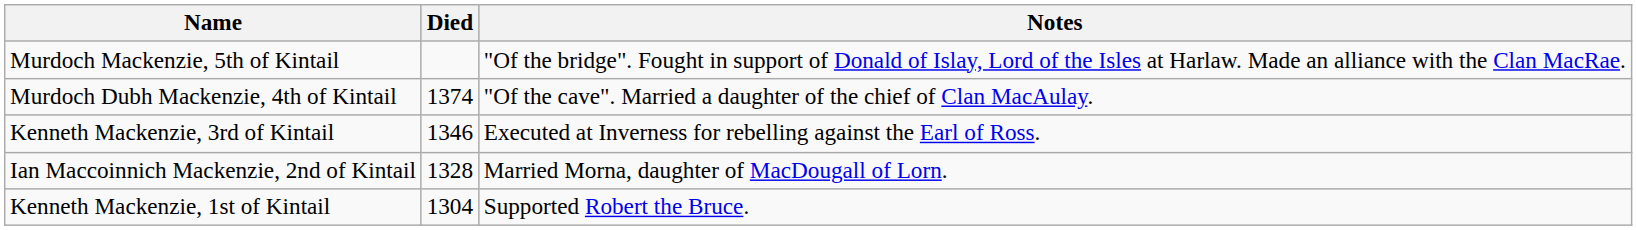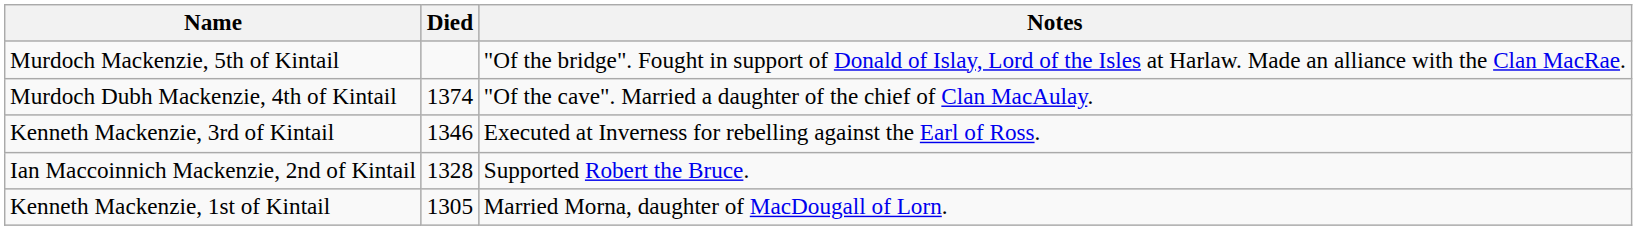(716, 170) Married Morna, daughter of MacDougall of Lorn. -> (616, 170) Supported Robert the Bruce.
(450, 206) 1304 -> (450, 206) 1305
(616, 206) Supported Robert the Bruce. -> (716, 206) Married Morna, daughter of MacDougall of Lorn.
